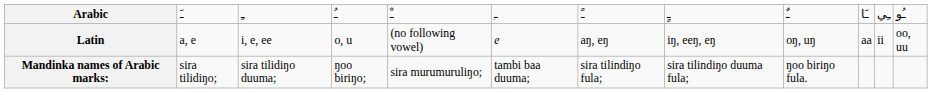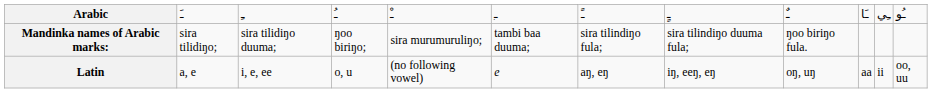rows swapped: (91, 40) <-> (91, 72)
